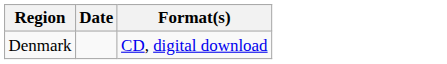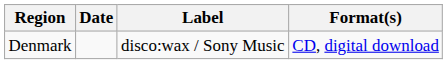+ column: (203, 17)
